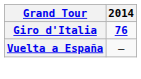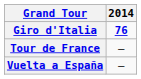+ row: (55, 48)
